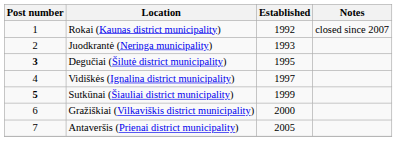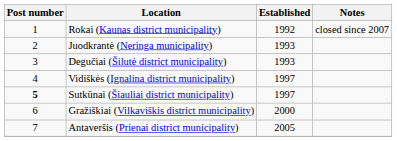(35, 62) bold -> (35, 62) normal
(285, 62) 1995 -> (285, 62) 1993
(285, 95) 1999 -> (285, 95) 1997
